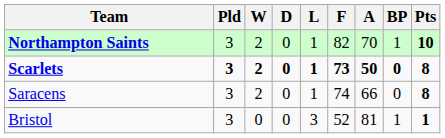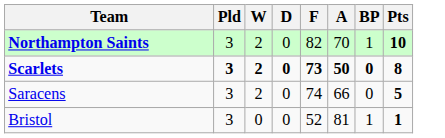- column: (314, 17)
(426, 94) 8 -> (398, 94) 5
